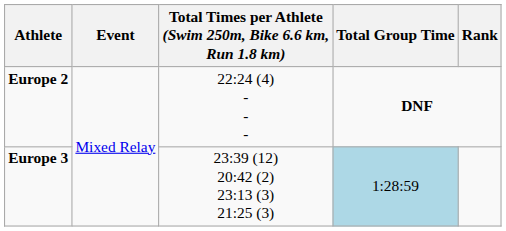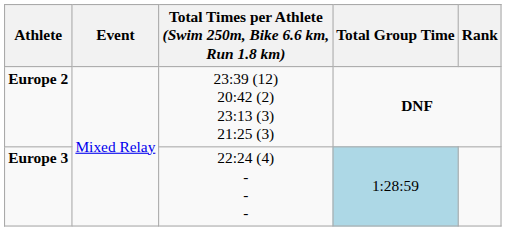(246, 106) 22:24 (4) - - - -> (246, 106) 23:39 (12) 20:42 (2) 23:13 (3) 21:25 (3)
(246, 186) 23:39 (12) 20:42 (2) 23:13 (3) 21:25 (3) -> (246, 186) 22:24 (4) - - -
